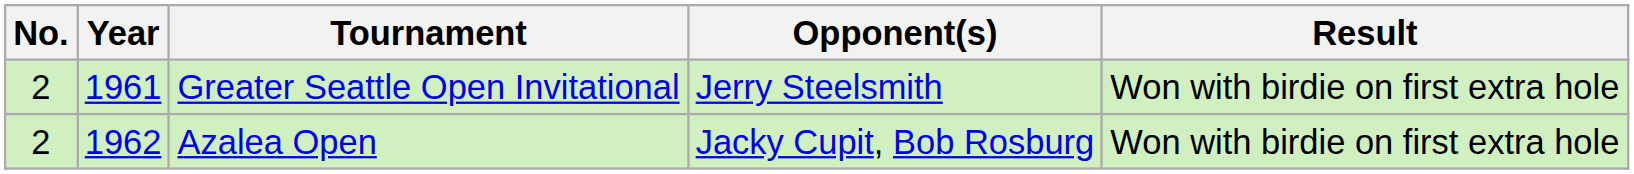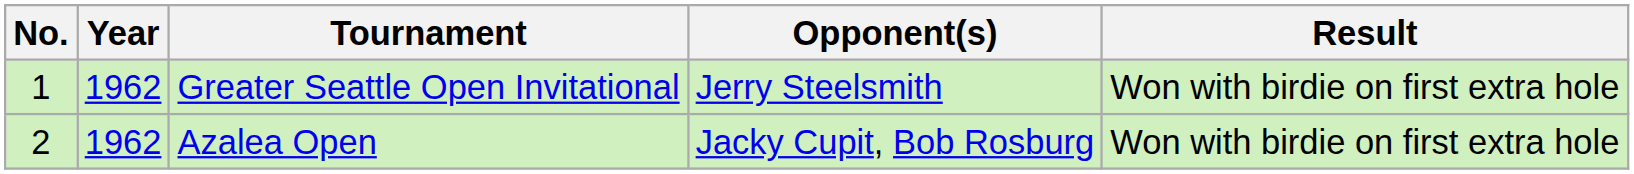(41, 87) 2 -> (41, 87) 1
(123, 87) 1961 -> (123, 87) 1962
